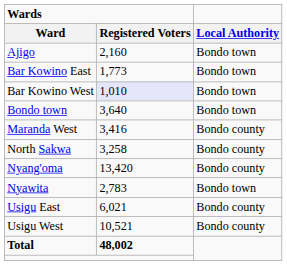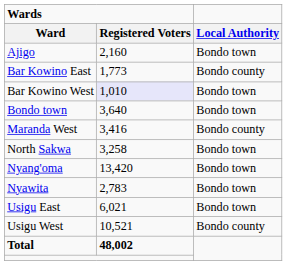(226, 71) Bondo town -> (231, 71) Bondo county
(231, 149) Bondo county -> (226, 149) Bondo town
(231, 168) Bondo county -> (226, 168) Bondo town
(231, 206) Bondo county -> (226, 206) Bondo town
